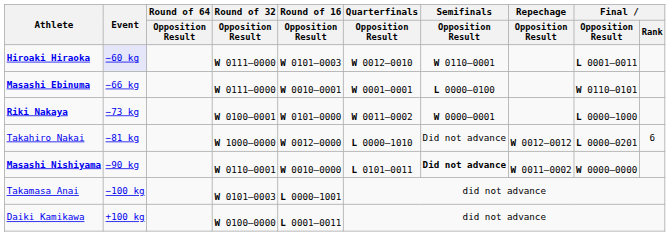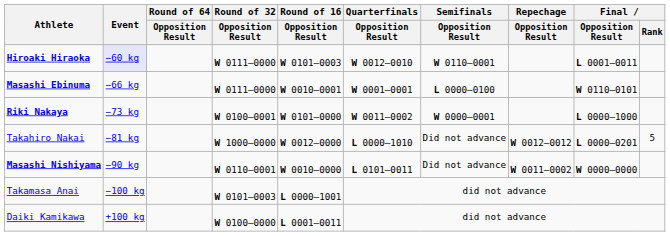(652, 138) 6 -> (652, 138) 5
(464, 164) bold -> (464, 164) normal
